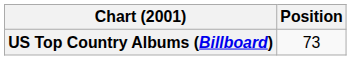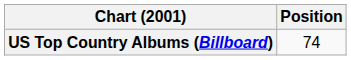(312, 42) 73 -> (312, 42) 74
